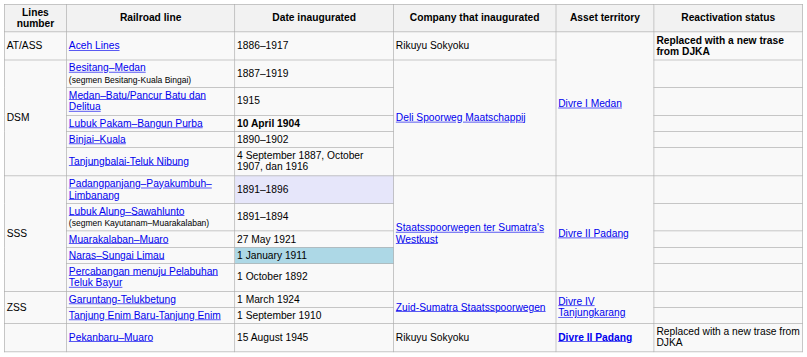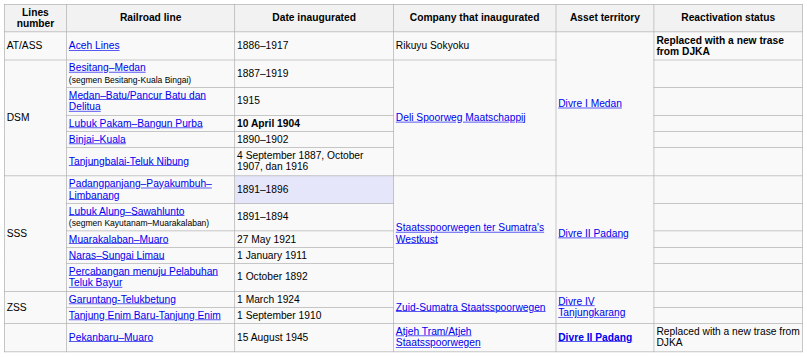(272, 255) lightblue background -> (272, 255) no background
(433, 337) Rikuyu Sokyoku -> (438, 337) Atjeh Tram/Atjeh Staatsspoorwegen
